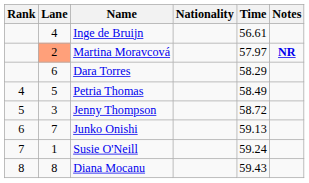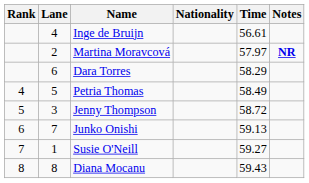(54, 52) lightsalmon background -> (54, 52) no background
(253, 149) 59.24 -> (253, 149) 59.27
